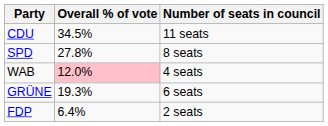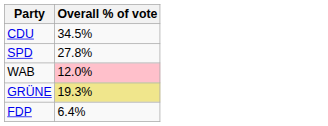- column: (242, 14)
(75, 92) no background -> (75, 92) khaki background
